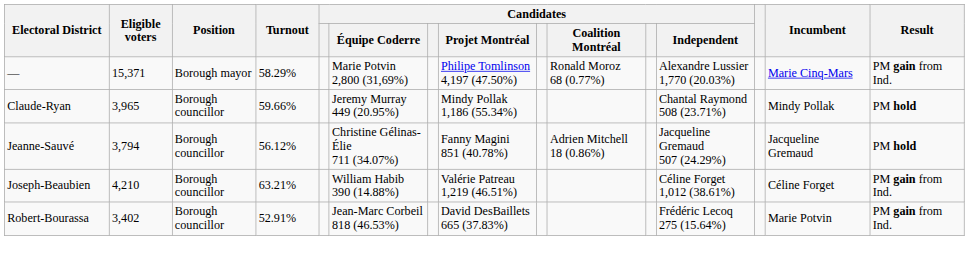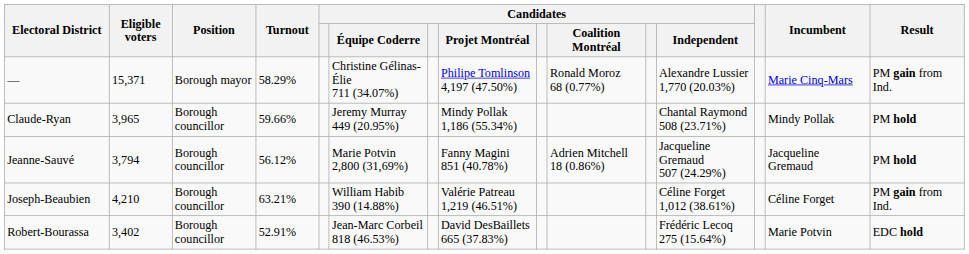(370, 73) Marie Potvin 2,800 (31,69%) -> (376, 80) Christine Gélinas-Élie 711 (34.07%)
(376, 146) Christine Gélinas-Élie 711 (34.07%) -> (370, 159) Marie Potvin 2,800 (31,69%)
(907, 218) PM gain from Ind. -> (898, 232) EDC hold
